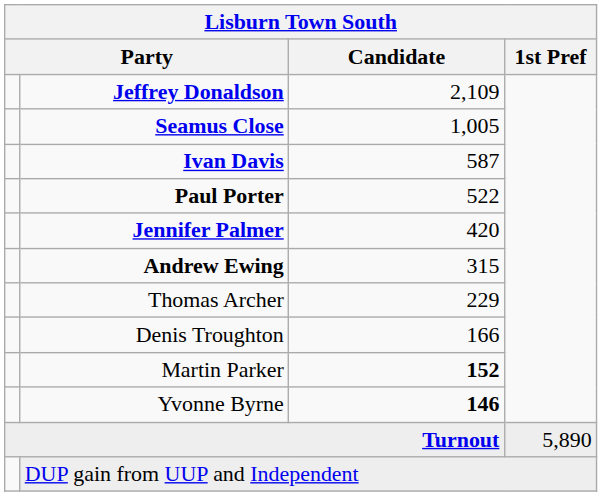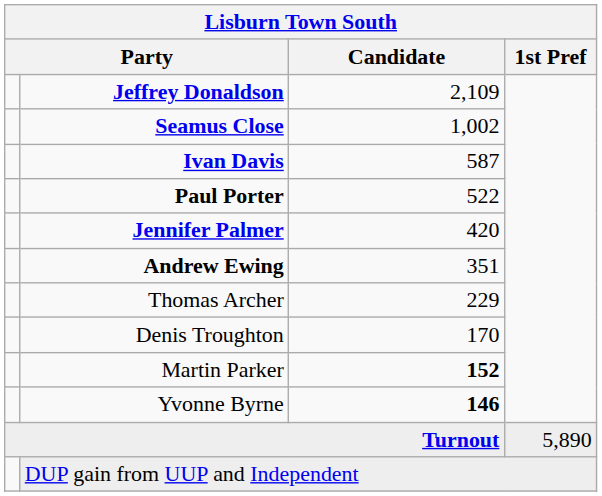(475, 126) 1,005 -> (475, 126) 1,002
(483, 265) 315 -> (483, 265) 351
(483, 334) 166 -> (483, 334) 170
